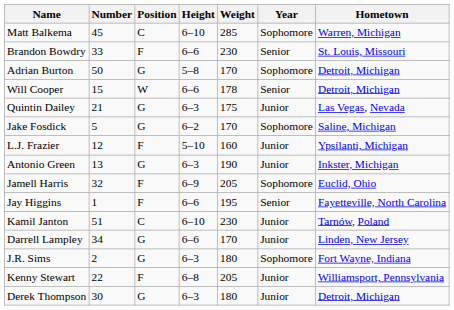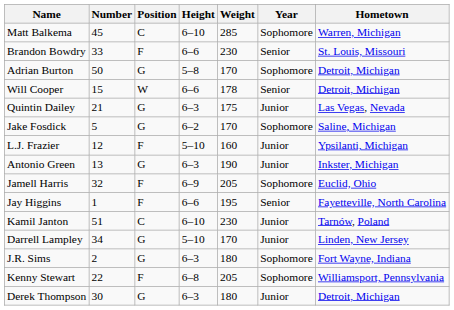(190, 239) 6–6 -> (193, 239) 5–10
(274, 277) Junior -> (286, 277) Sophomore
